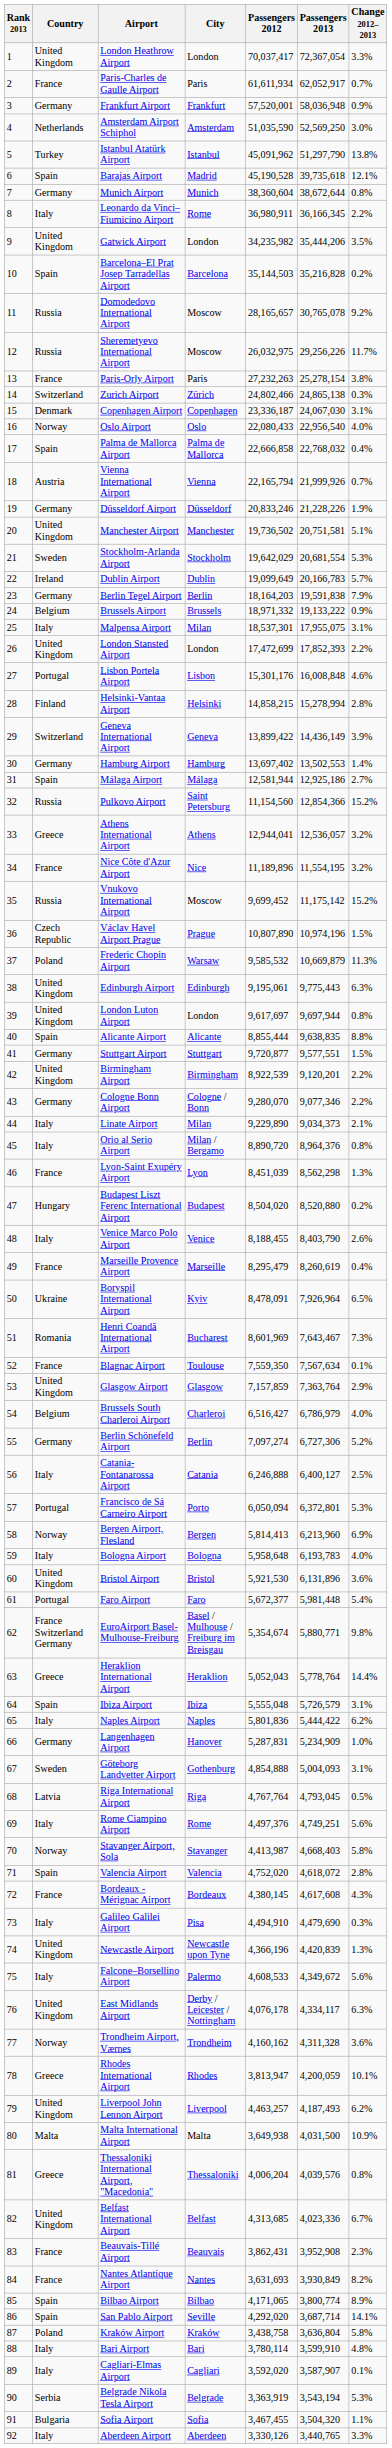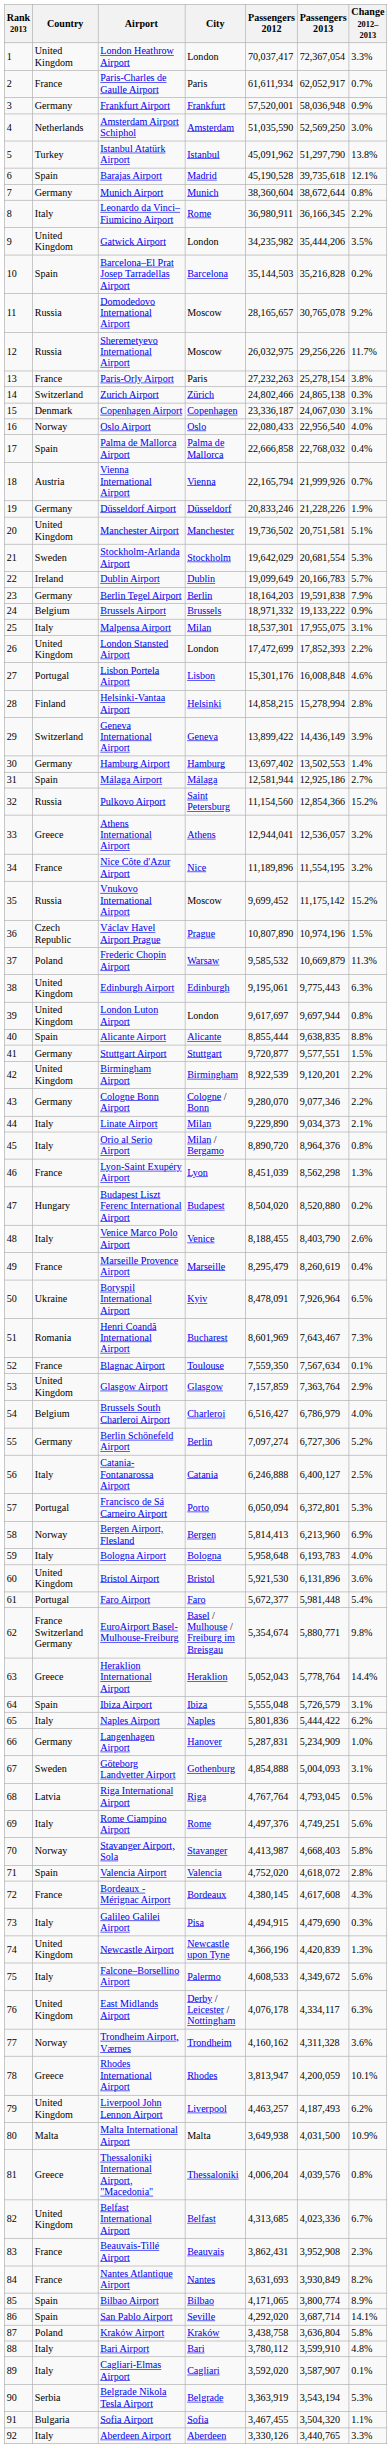(268, 1922) 4,494,910 -> (268, 1922) 4,494,915
(268, 2349) 3,780,114 -> (268, 2349) 3,780,112
